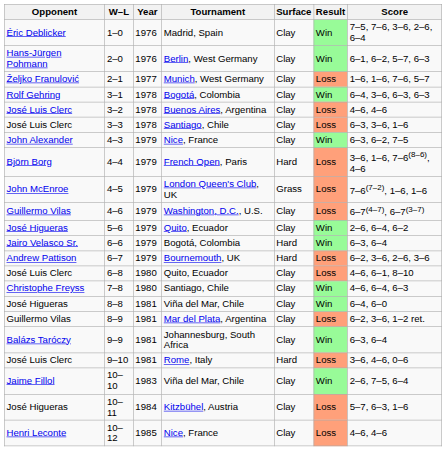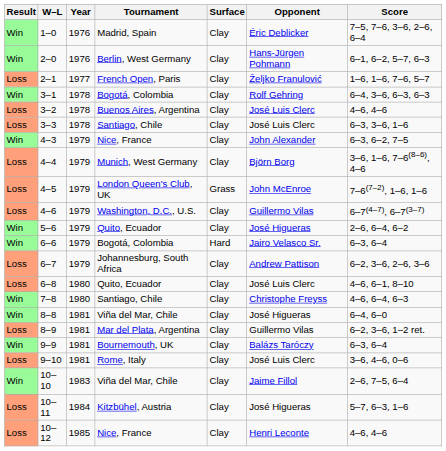columns swapped: (331, 12) <-> (55, 12)
(214, 79) Munich, West Germany -> (139, 79) French Open, Paris
(205, 162) French Open, Paris -> (147, 162) Munich, West Germany
(287, 162) Hard -> (219, 162) Clay
(202, 258) Bournemouth, UK -> (143, 263) Johannesburg, South Africa
(287, 258) Hard -> (219, 263) Clay
(209, 339) Johannesburg, South Africa -> (135, 345) Bournemouth, UK
(287, 360) Hard -> (219, 360) Clay
